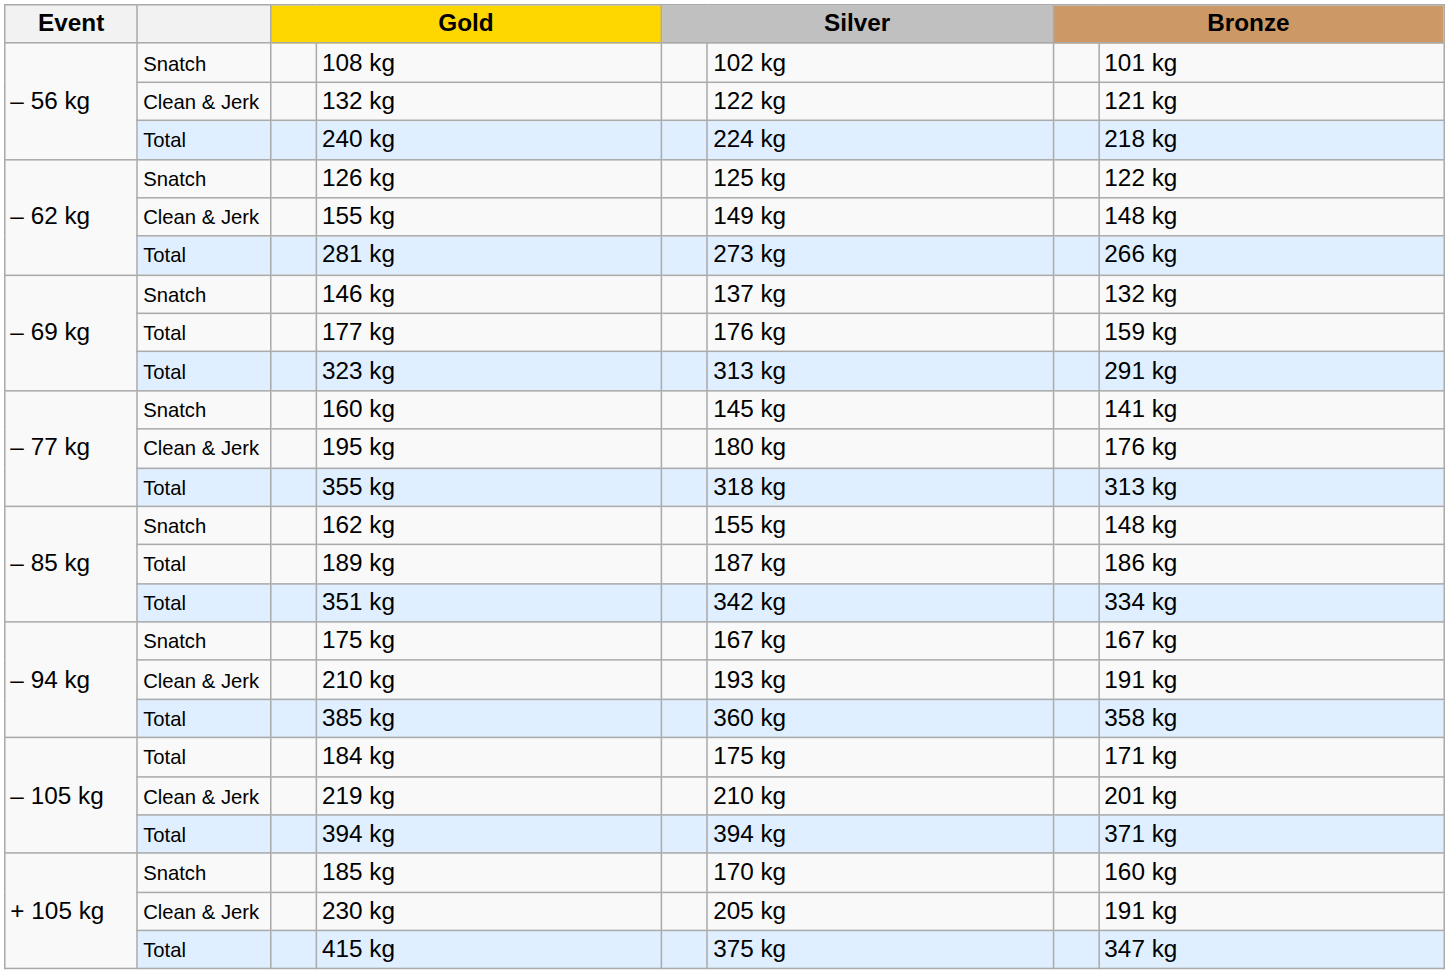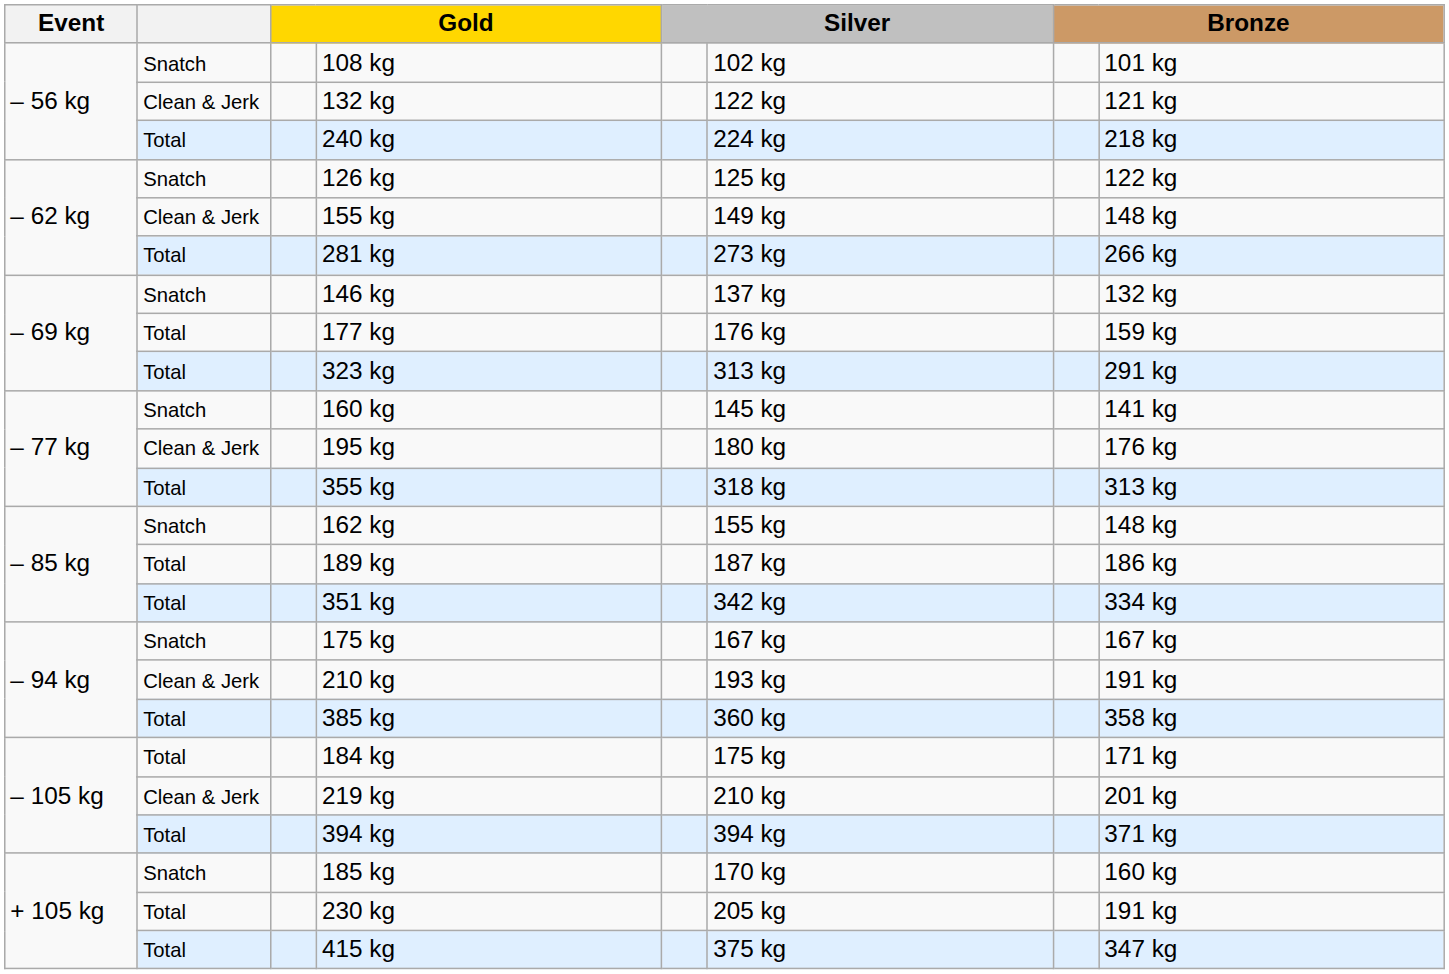(201, 912) Clean & Jerk -> (165, 912) Total
